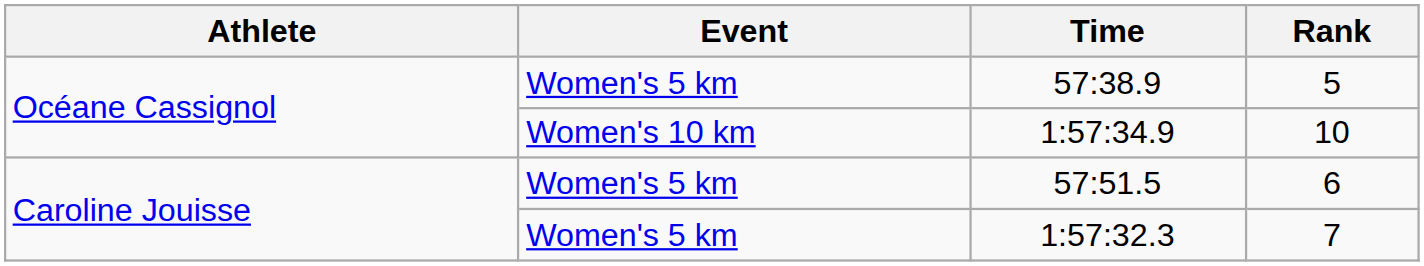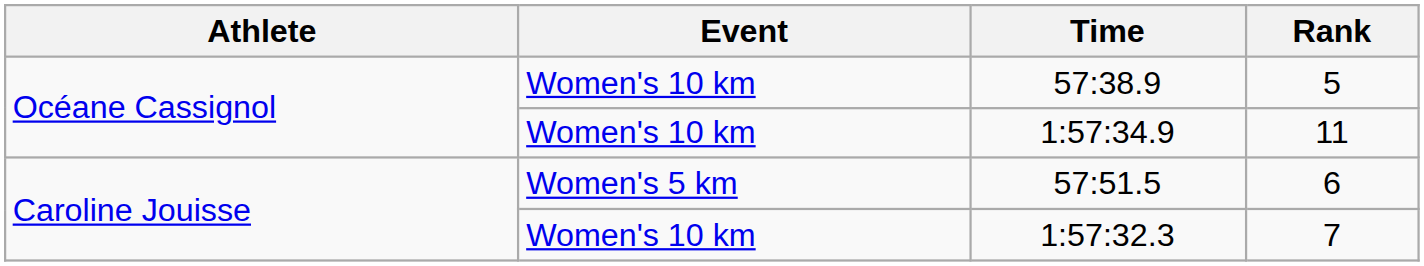(632, 82) Women's 5 km -> (641, 82) Women's 10 km
(1332, 133) 10 -> (1332, 133) 11
(632, 235) Women's 5 km -> (641, 235) Women's 10 km
